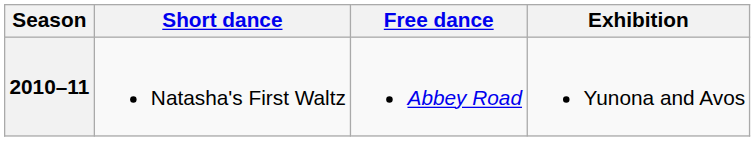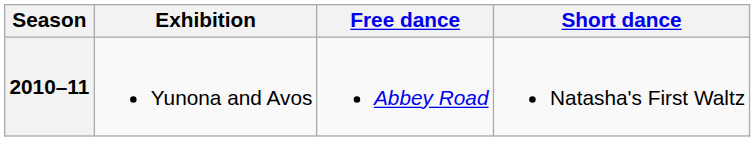columns swapped: (222, 20) <-> (638, 20)
